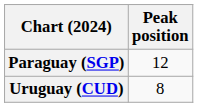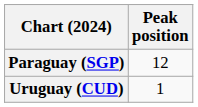(160, 89) 8 -> (160, 89) 1
